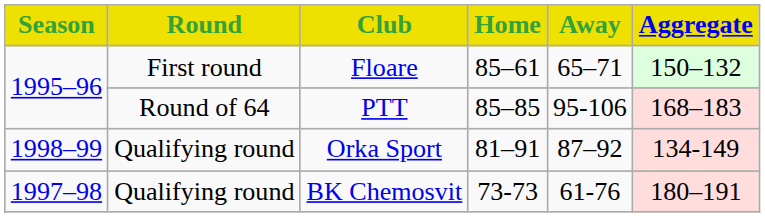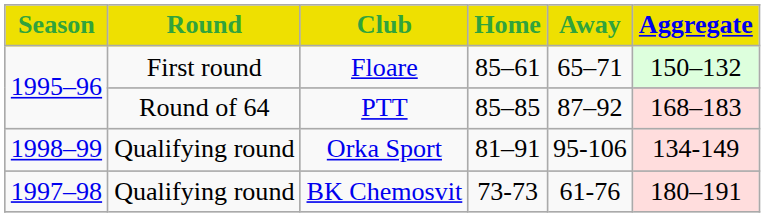(590, 107) 95-106 -> (590, 107) 87–92
(590, 149) 87–92 -> (590, 149) 95-106
